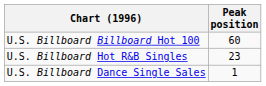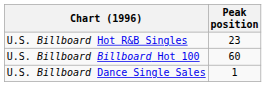rows swapped: (103, 40) <-> (97, 57)
